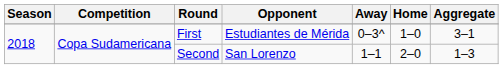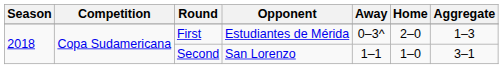(410, 34) 1–0 -> (410, 34) 2–0
(464, 34) 3–1 -> (464, 34) 1–3
(410, 53) 2–0 -> (410, 53) 1–0
(464, 53) 1–3 -> (464, 53) 3–1
